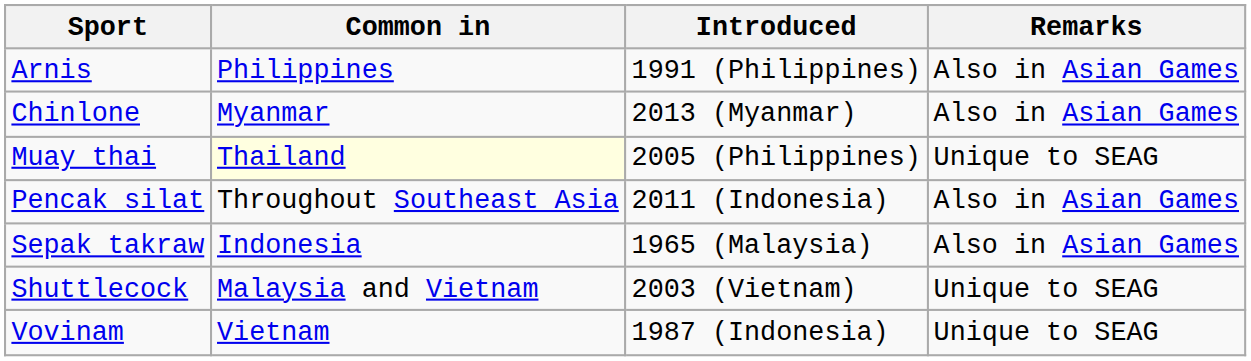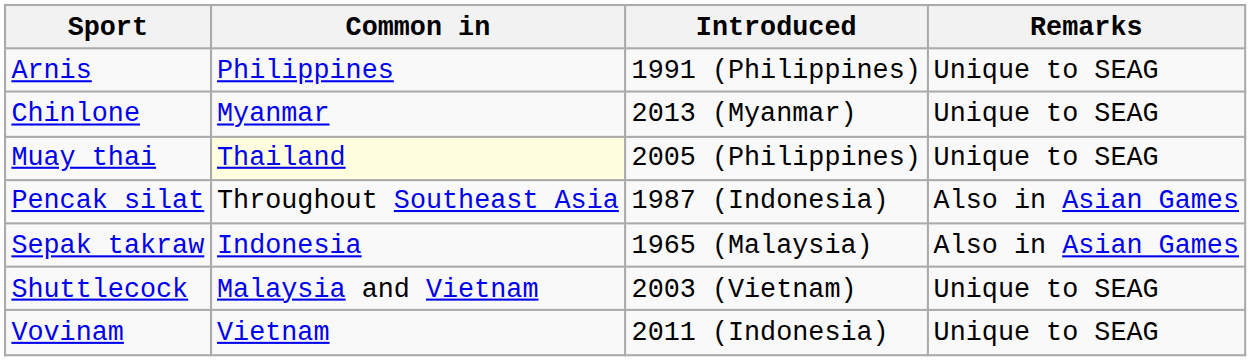(1086, 70) Also in Asian Games -> (1046, 70) Unique to SEAG
(1086, 114) Also in Asian Games -> (1046, 114) Unique to SEAG
(760, 201) 2011 (Indonesia) -> (760, 201) 1987 (Indonesia)
(760, 332) 1987 (Indonesia) -> (760, 332) 2011 (Indonesia)
